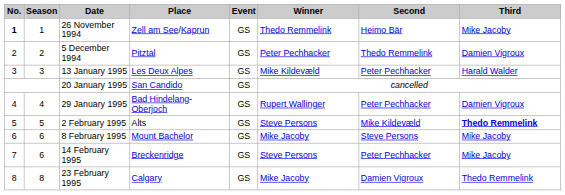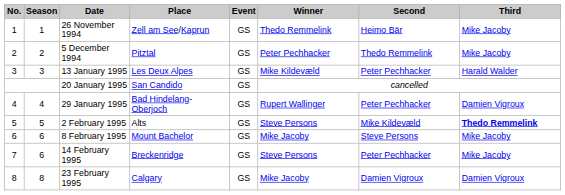(14, 30) bold -> (14, 30) normal
(493, 53) Damien Vigroux -> (486, 53) Mike Jacoby
(497, 178) Thedo Remmelink -> (493, 178) Damien Vigroux
